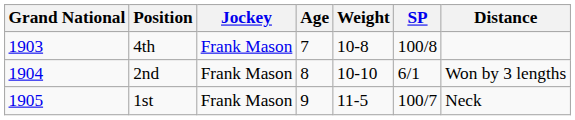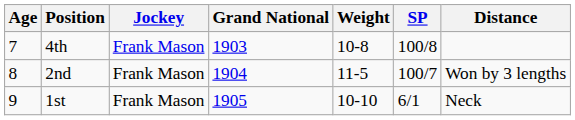columns swapped: (67, 18) <-> (315, 18)
(357, 73) 10-10 -> (353, 73) 11-5
(409, 73) 6/1 -> (417, 73) 100/7
(353, 100) 11-5 -> (357, 100) 10-10
(417, 100) 100/7 -> (409, 100) 6/1
